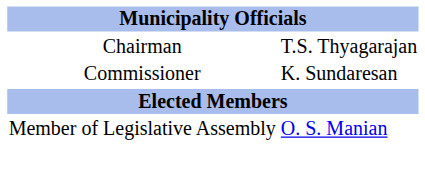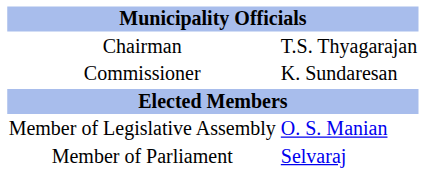+ row: (142, 156)
